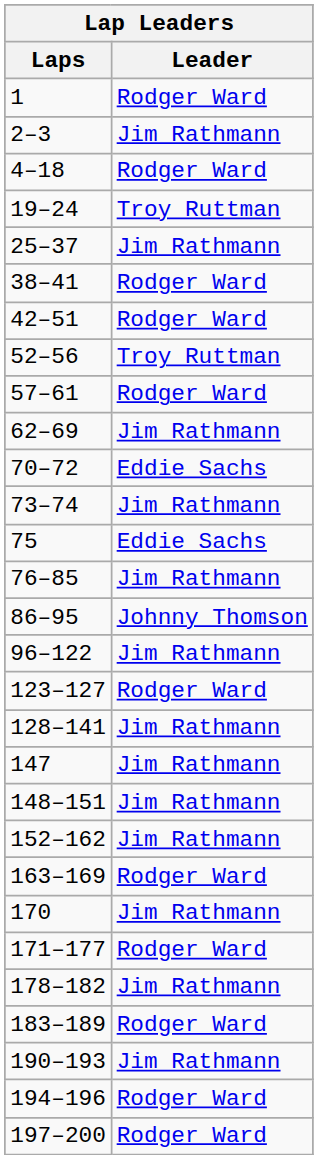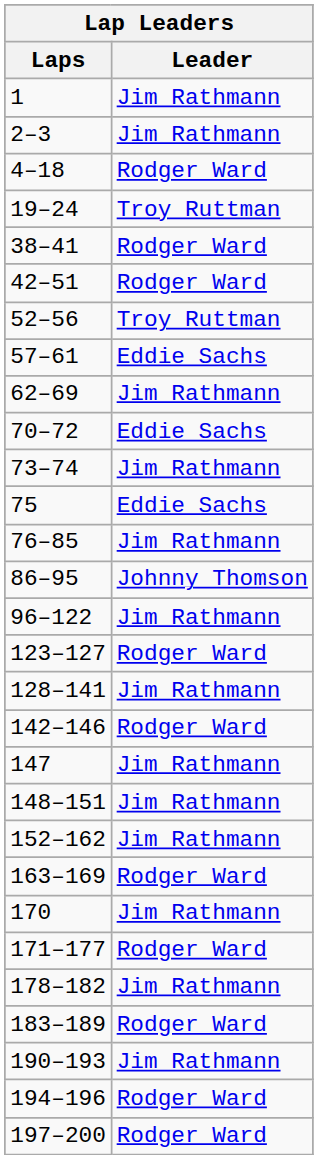(192, 98) Rodger Ward -> (199, 98) Jim Rathmann
- row: (44, 246)
(192, 394) Rodger Ward -> (192, 357) Eddie Sachs
+ row: (58, 728)
